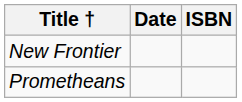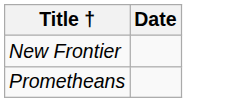- column: (209, 19)
